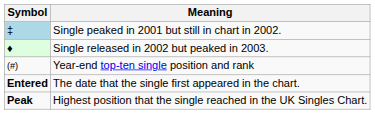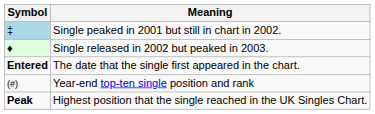rows swapped: (154, 65) <-> (176, 83)
